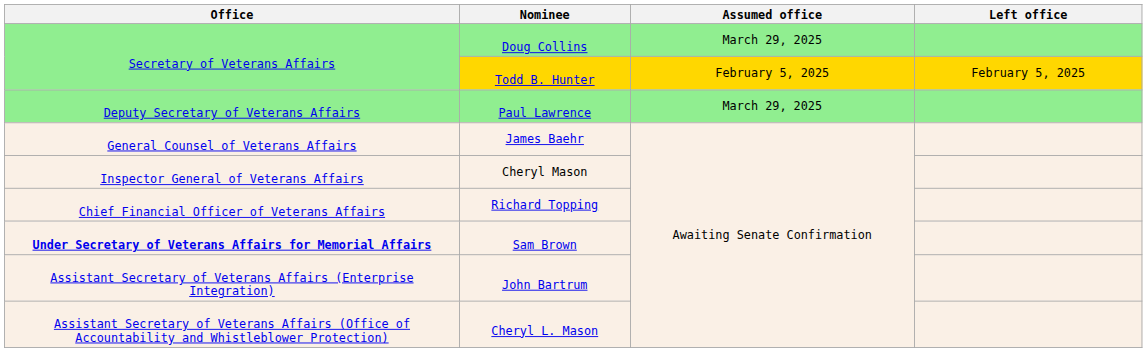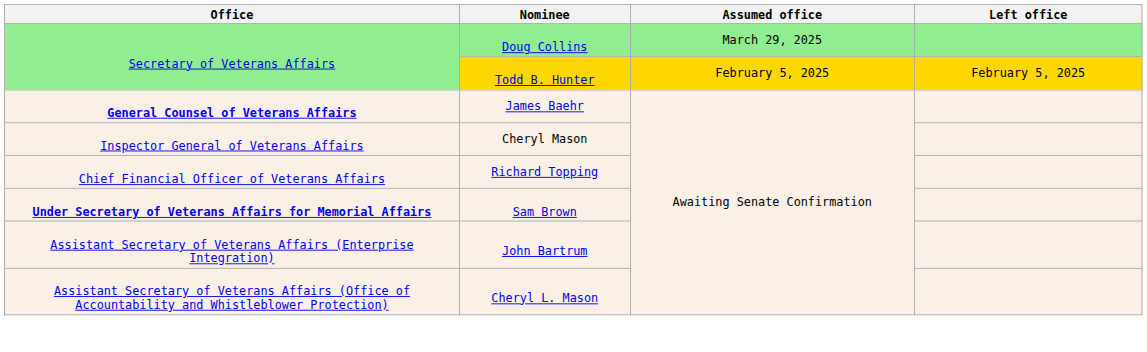- row: (545, 113)
(232, 146) normal -> (232, 113) bold
